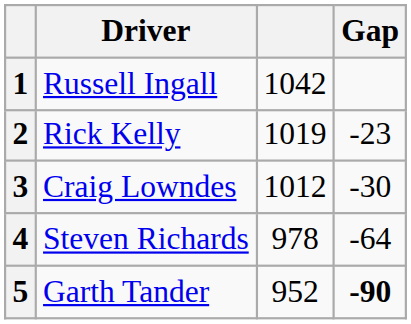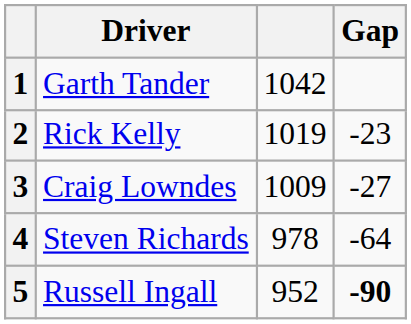(130, 82) Russell Ingall -> (126, 82) Garth Tander
(295, 186) 1012 -> (295, 186) 1009
(370, 186) -30 -> (370, 186) -27
(126, 290) Garth Tander -> (130, 290) Russell Ingall
